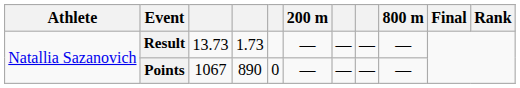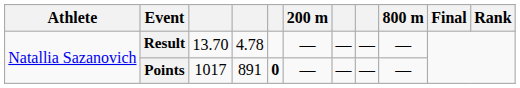(210, 44) 13.73 -> (210, 44) 13.70
(250, 44) 1.73 -> (250, 44) 4.78
(210, 70) 1067 -> (210, 70) 1017
(250, 70) 890 -> (250, 70) 891
(275, 70) normal -> (275, 70) bold
